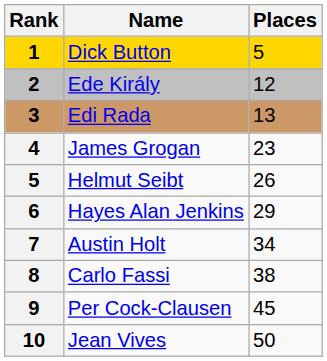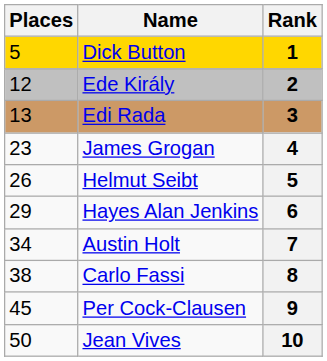columns swapped: (34, 20) <-> (285, 20)
